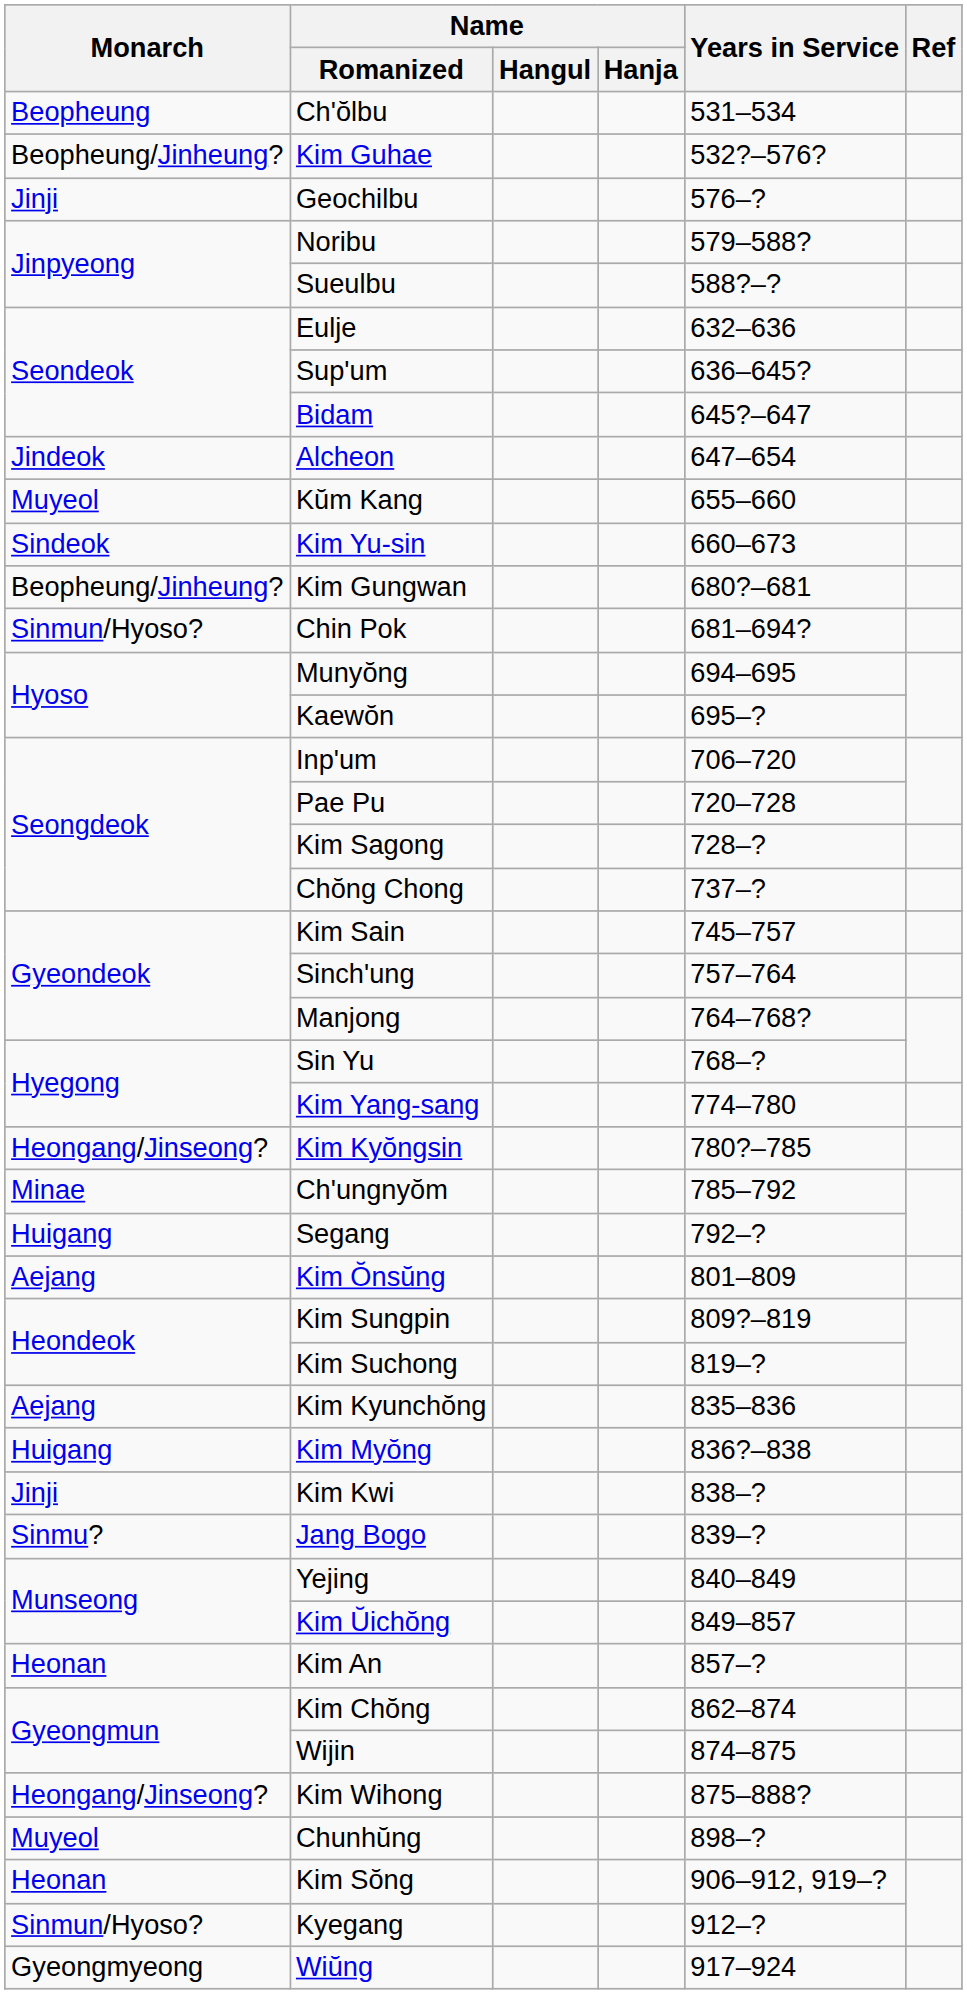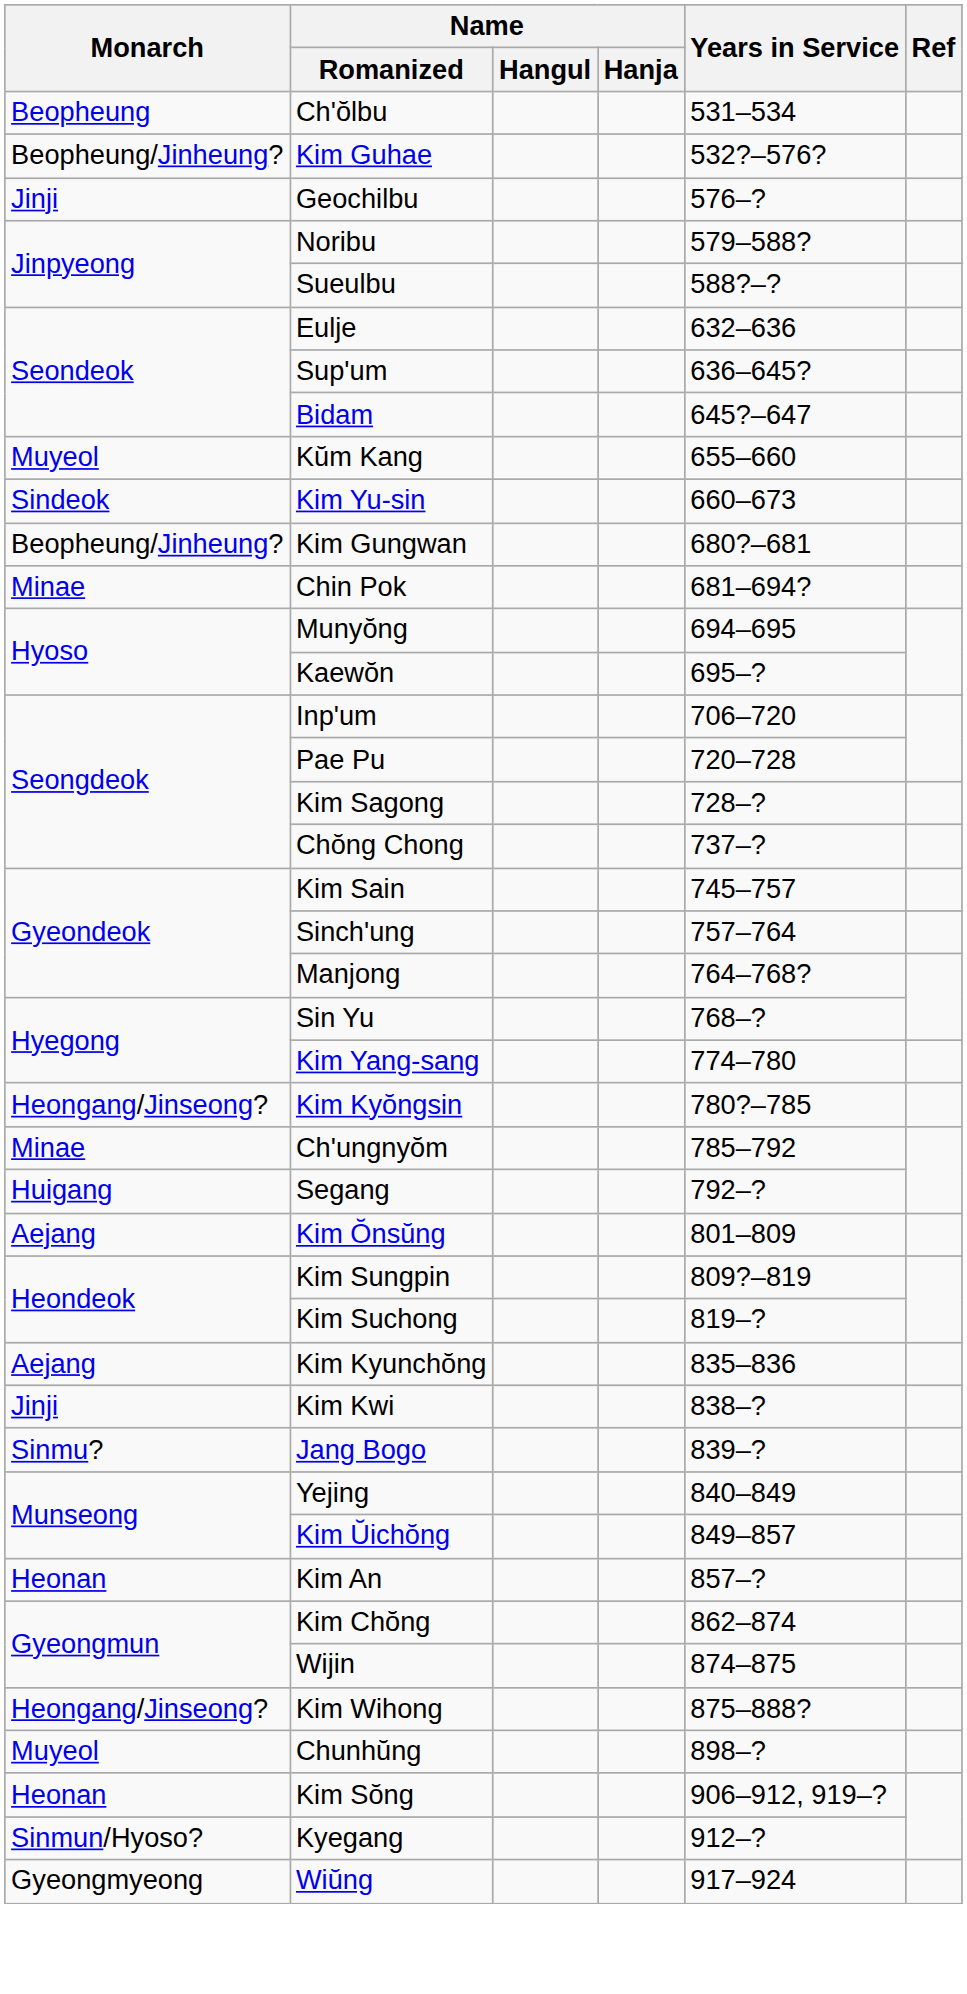- row: (345, 457)
(107, 629) Sinmun/Hyoso? -> (48, 586) Minae
- row: (364, 1449)
